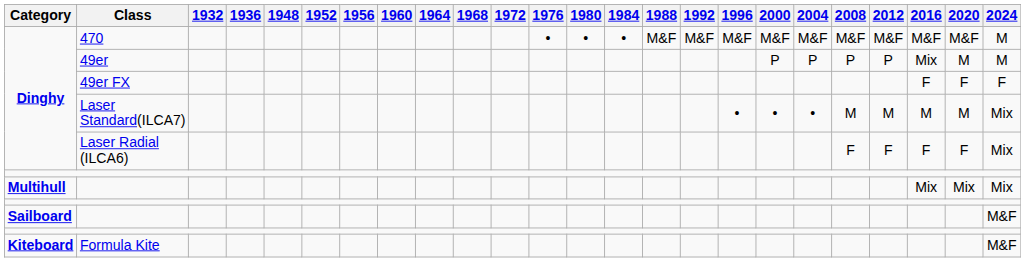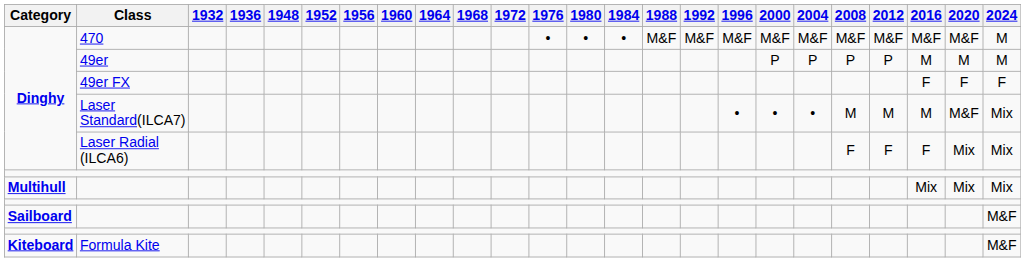(926, 60) Mix -> (926, 60) M
(964, 112) M -> (964, 112) M&F
(964, 151) F -> (964, 151) Mix
